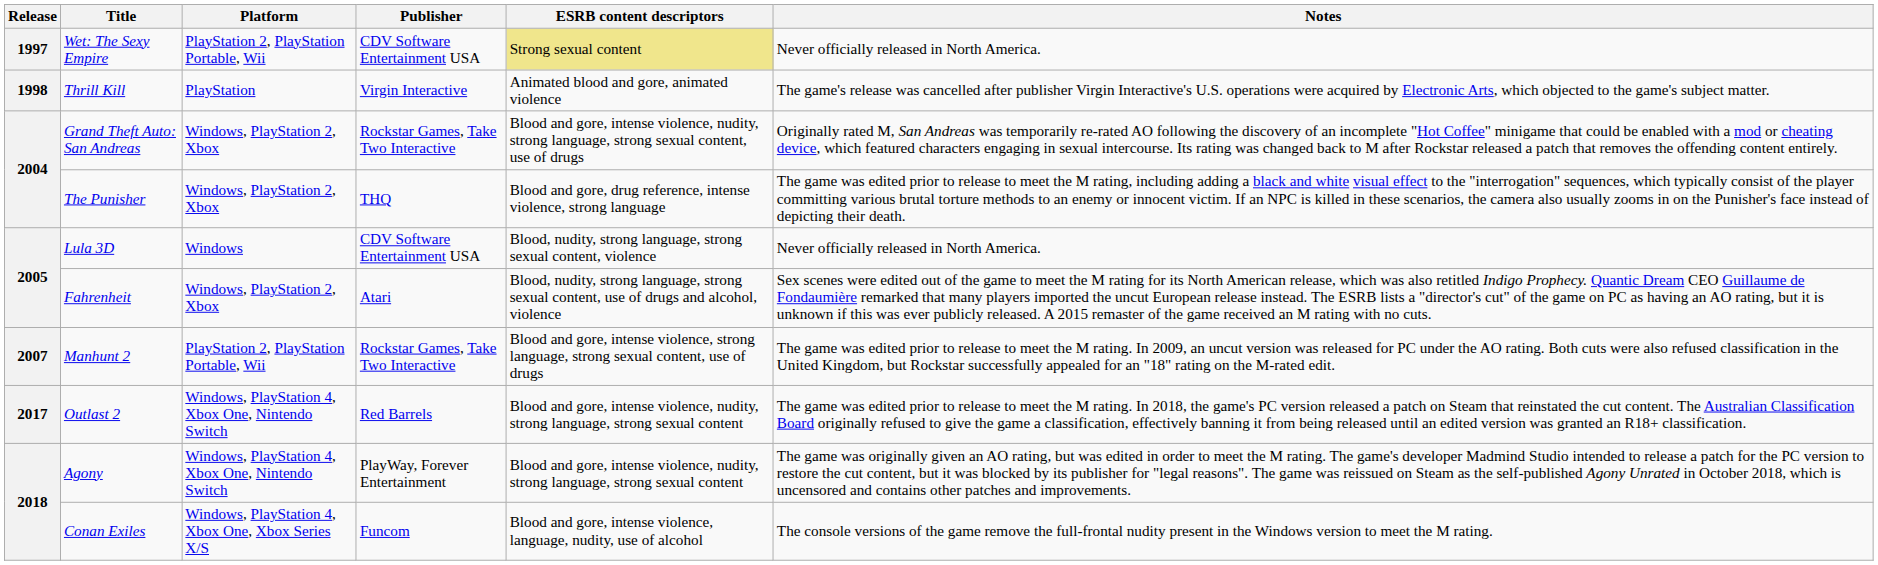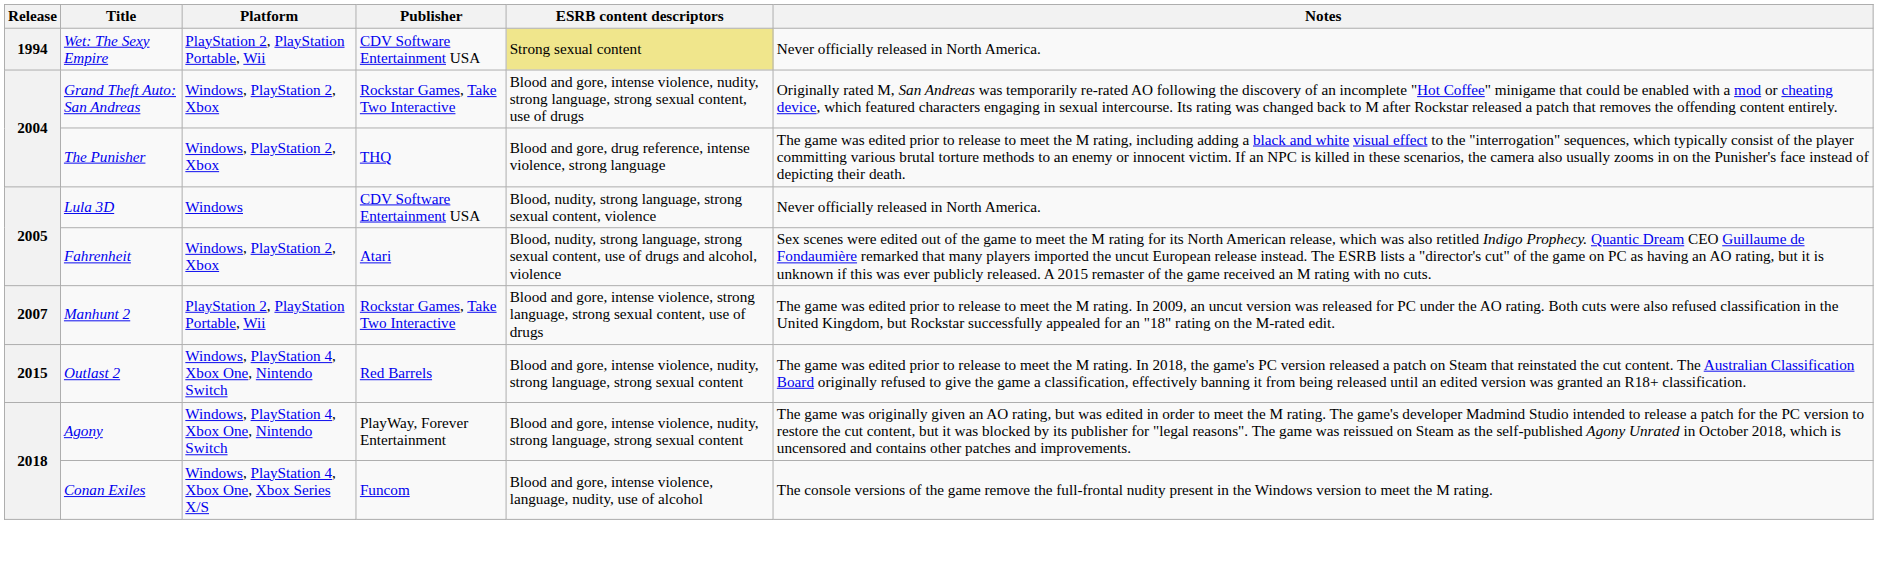(32, 49) 1997 -> (32, 49) 1994
- row: (95, 90)
(32, 414) 2017 -> (32, 373) 2015
